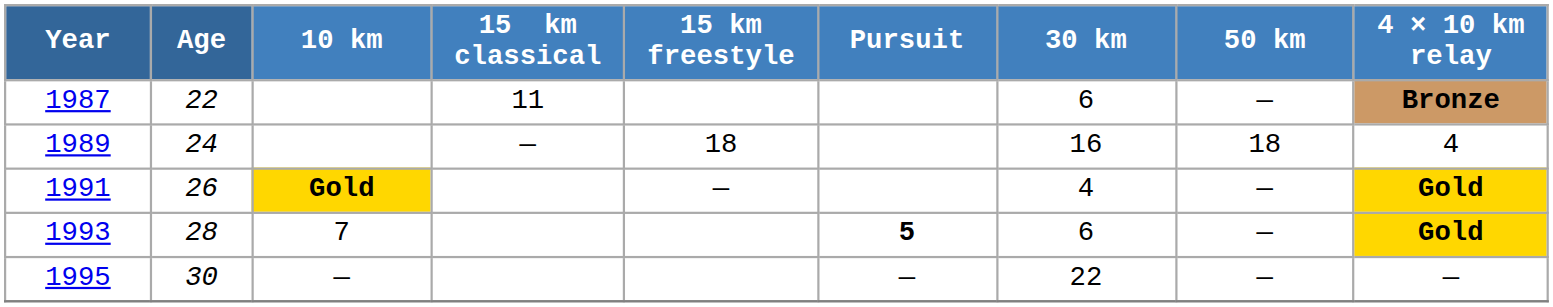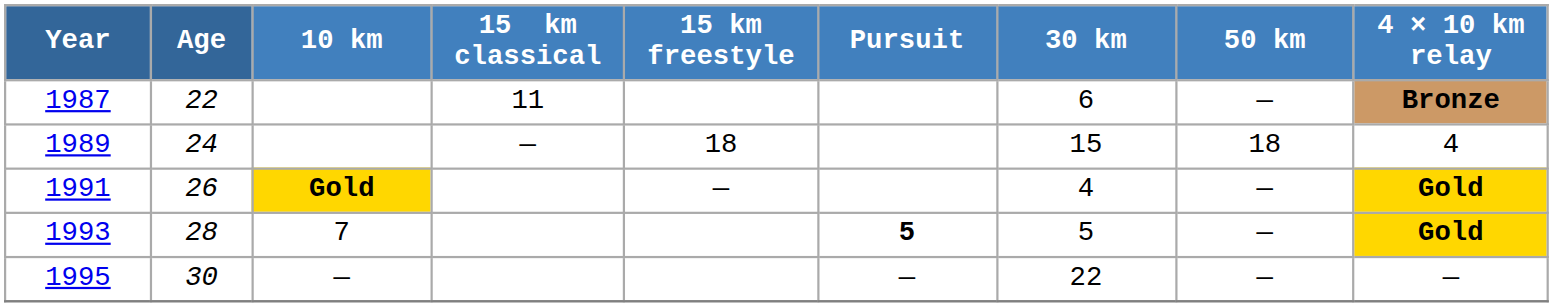(1086, 147) 16 -> (1086, 147) 15
(1086, 235) 6 -> (1086, 235) 5
